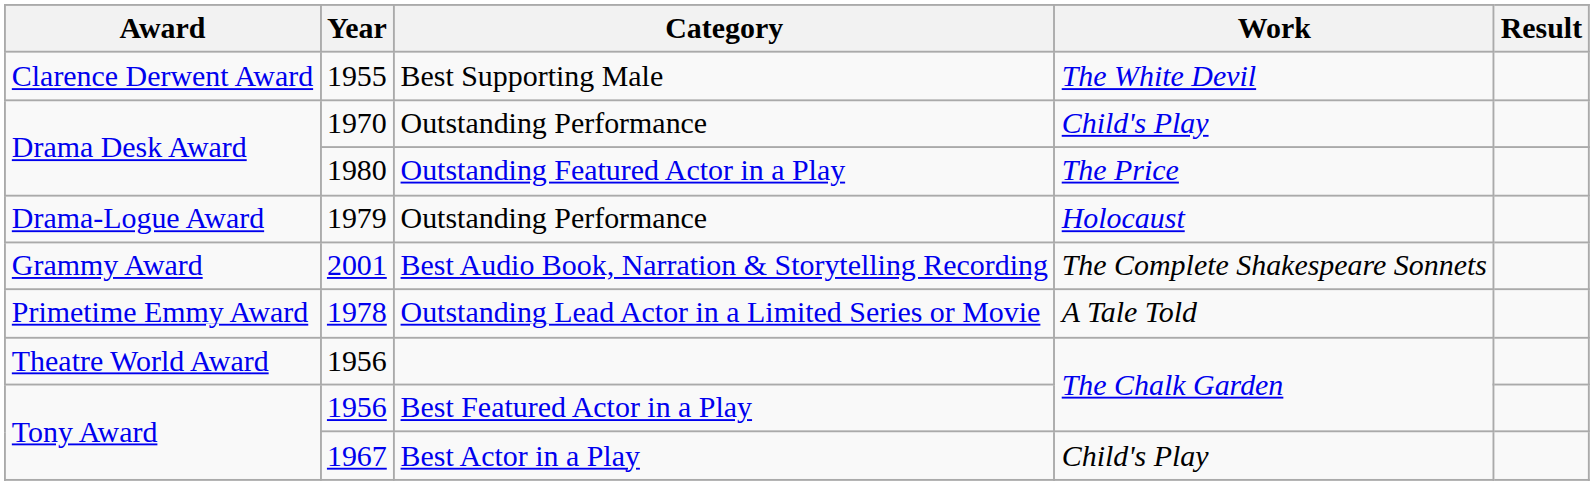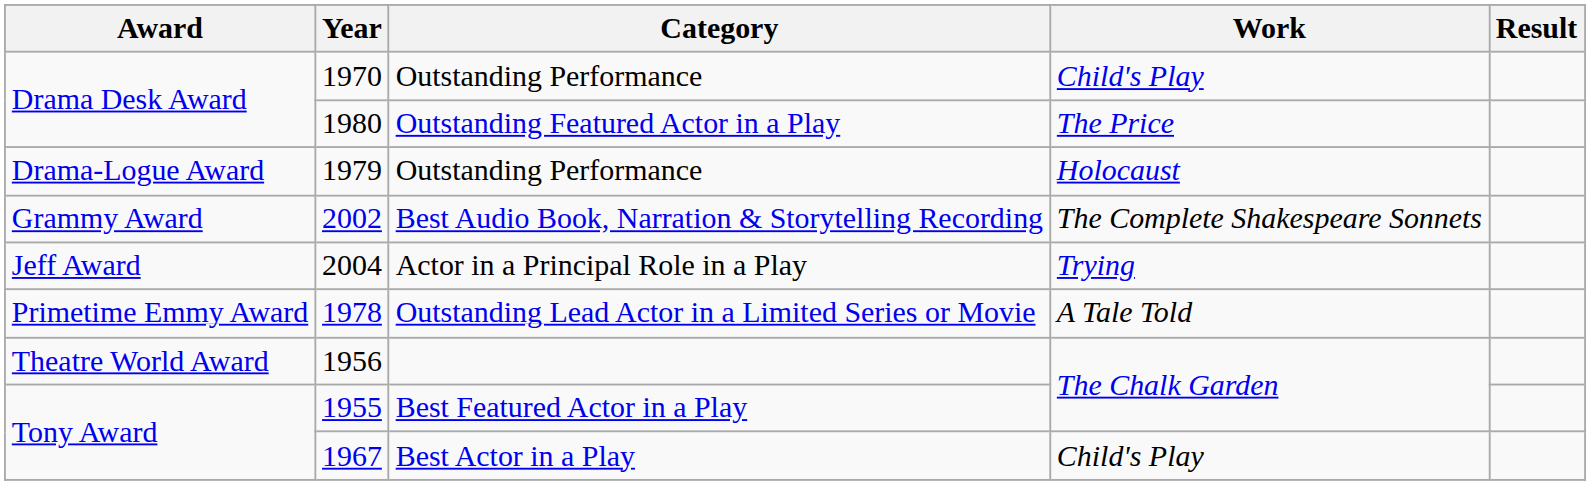- row: (162, 75)
(357, 265) 2001 -> (352, 218) 2002
+ row: (76, 265)
(357, 407) 1956 -> (352, 407) 1955
